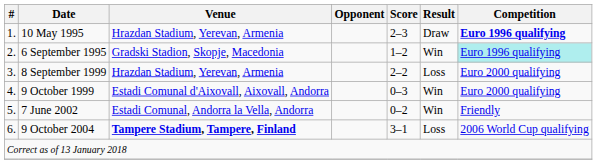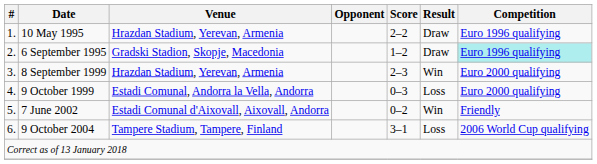(399, 33) 2–3 -> (399, 33) 2–2
(513, 33) bold -> (510, 33) normal
(433, 52) Win -> (436, 52) Draw
(399, 72) 2–2 -> (399, 72) 2–3
(434, 72) Loss -> (433, 72) Win
(220, 91) Estadi Comunal d'Aixovall, Aixovall, Andorra -> (213, 91) Estadi Comunal, Andorra la Vella, Andorra
(433, 91) Win -> (434, 91) Loss
(213, 110) Estadi Comunal, Andorra la Vella, Andorra -> (220, 110) Estadi Comunal d'Aixovall, Aixovall, Andorra
(204, 130) bold -> (197, 130) normal
